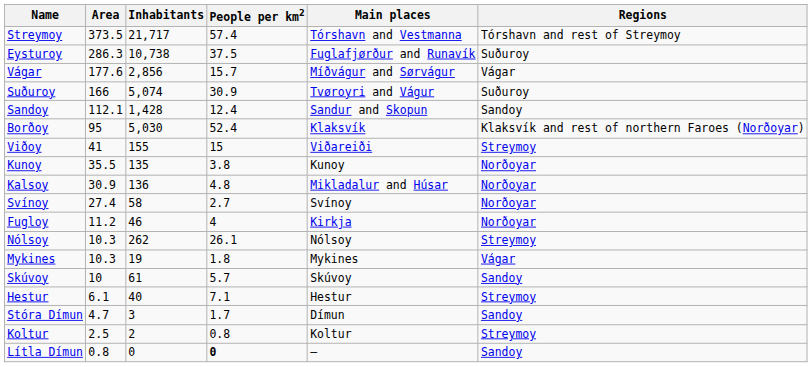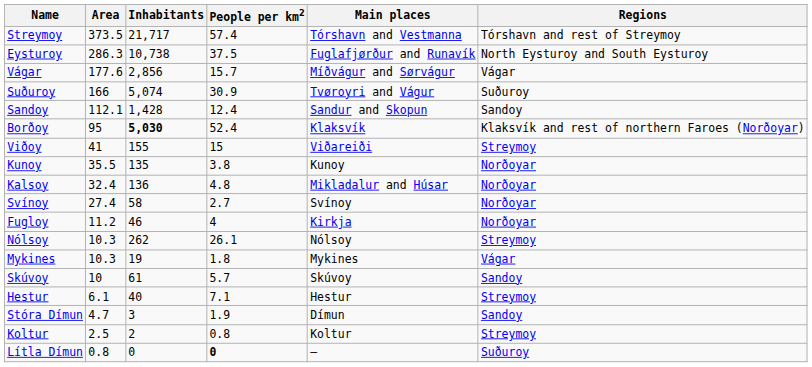(505, 54) Suðuroy -> (595, 54) North Eysturoy and South Eysturoy
(145, 129) normal -> (145, 129) bold
(102, 184) 30.9 -> (102, 184) 32.4
(220, 315) 1.7 -> (220, 315) 1.9
(502, 352) Sandoy -> (505, 352) Suðuroy
